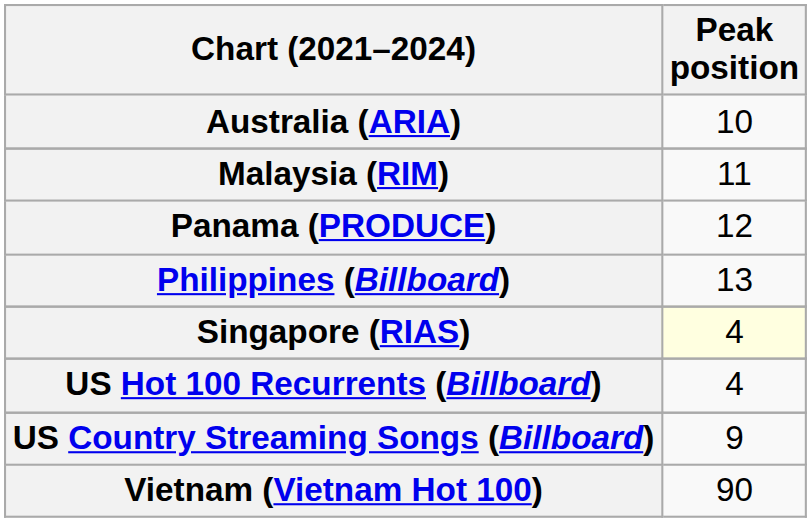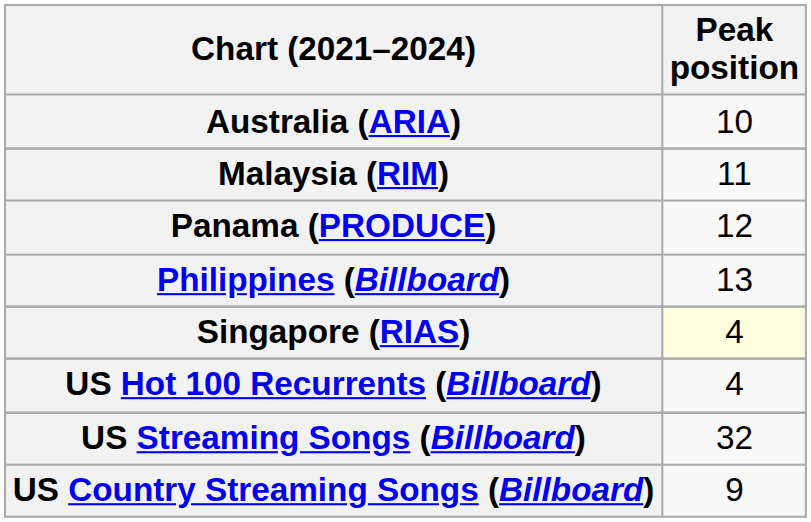+ row: (334, 437)
- row: (334, 490)
